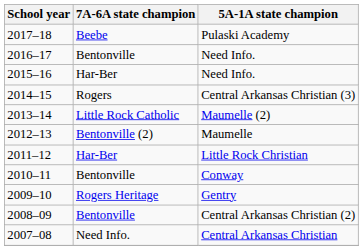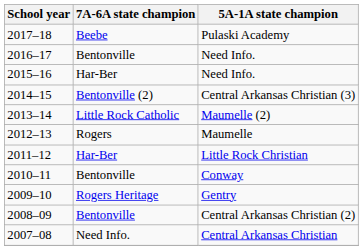(94, 94) Rogers -> (114, 94) Bentonville (2)
(114, 134) Bentonville (2) -> (94, 134) Rogers
